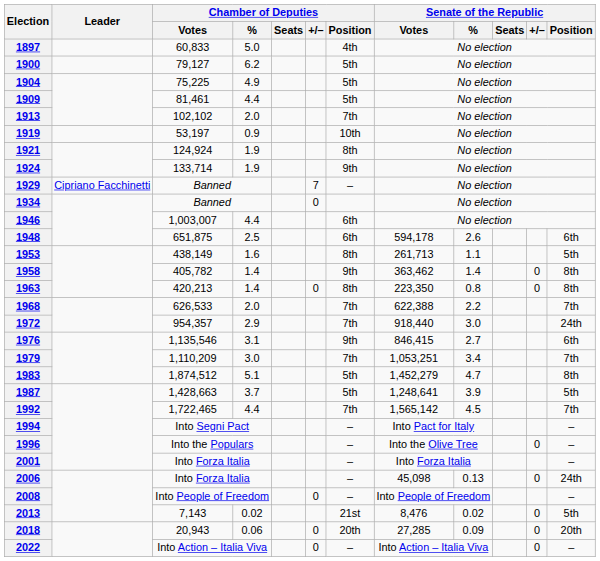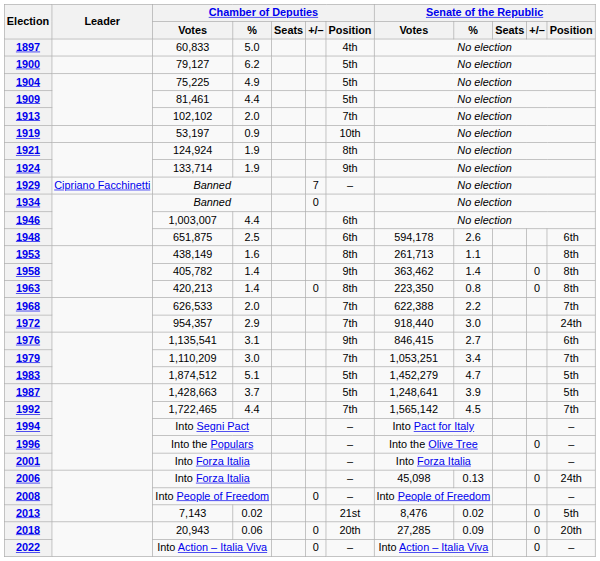(571, 254) 5th -> (571, 254) 8th
(193, 340) 1,135,546 -> (193, 340) 1,135,541
(571, 375) 8th -> (571, 375) 5th
